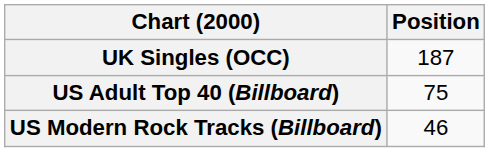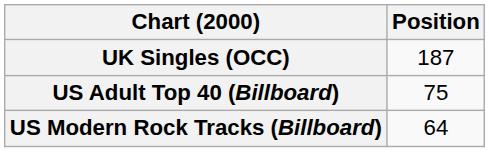(436, 127) 46 -> (436, 127) 64
